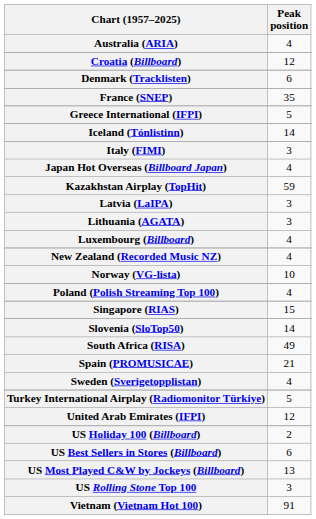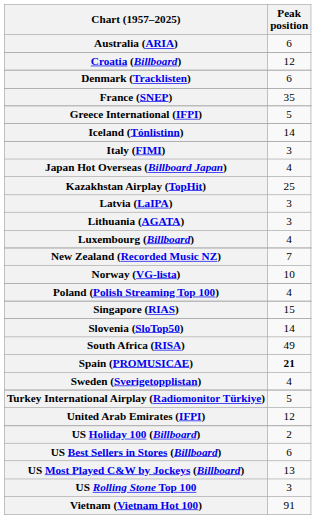(289, 43) 4 -> (289, 43) 6
(289, 185) 59 -> (289, 185) 25
(289, 256) 4 -> (289, 256) 7
(289, 363) normal -> (289, 363) bold
